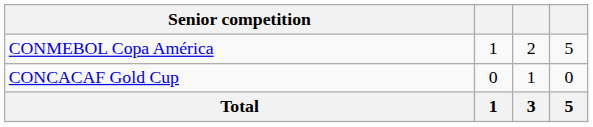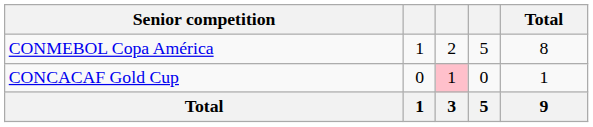+ column: (544, 19)
(531, 77) no background -> (452, 77) pink background
